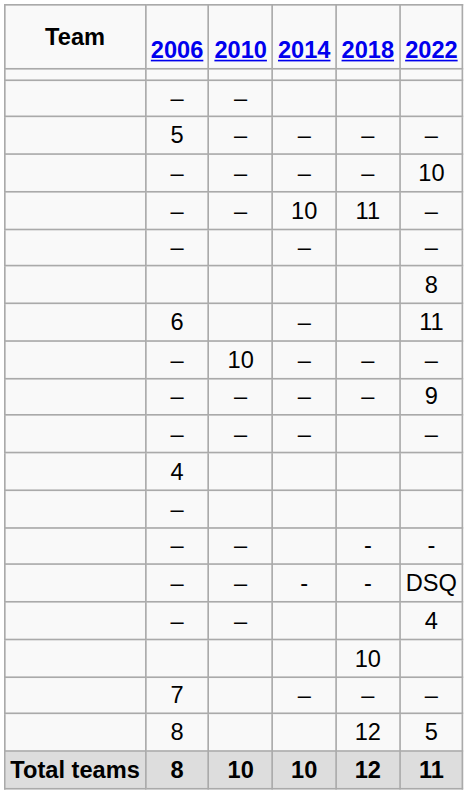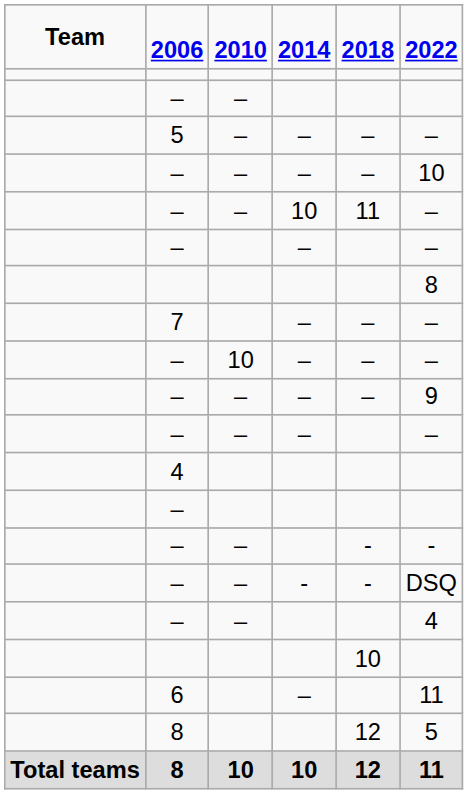rows swapped: (177, 695) <-> (177, 322)
